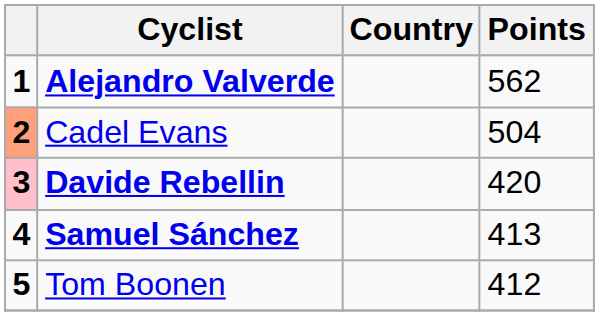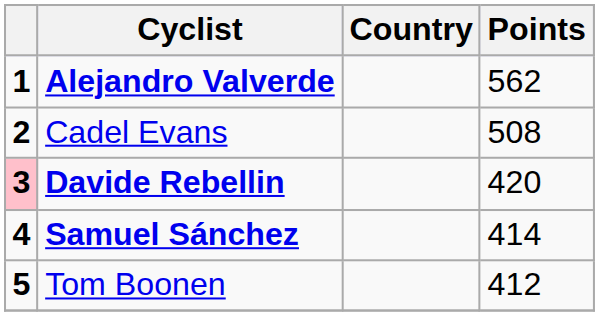(21, 132) lightsalmon background -> (21, 132) no background
(514, 132) 504 -> (514, 132) 508
(514, 234) 413 -> (514, 234) 414
